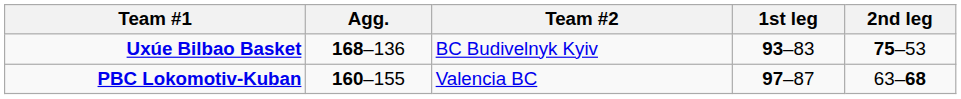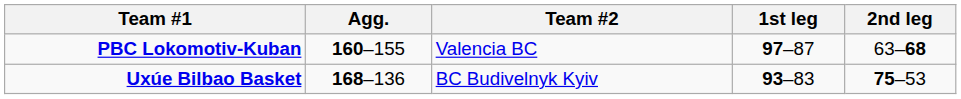rows swapped: (214, 49) <-> (199, 78)
